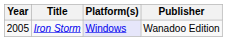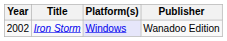(18, 28) 2005 -> (18, 28) 2002
